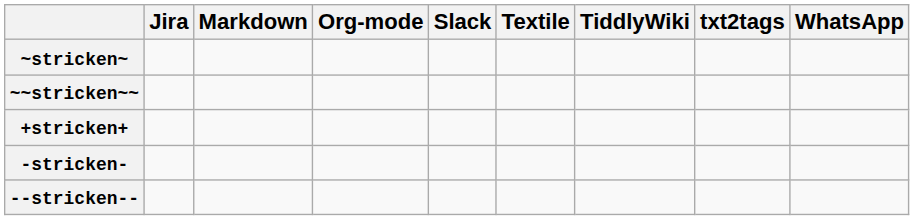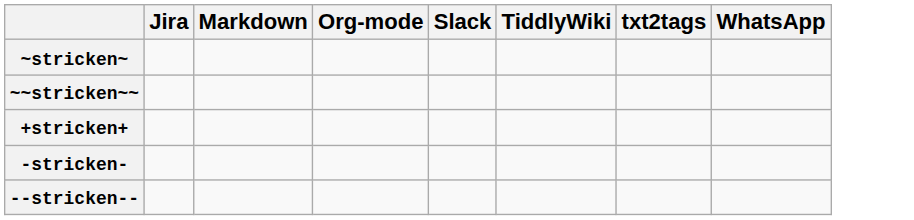- column: (536, 22)
